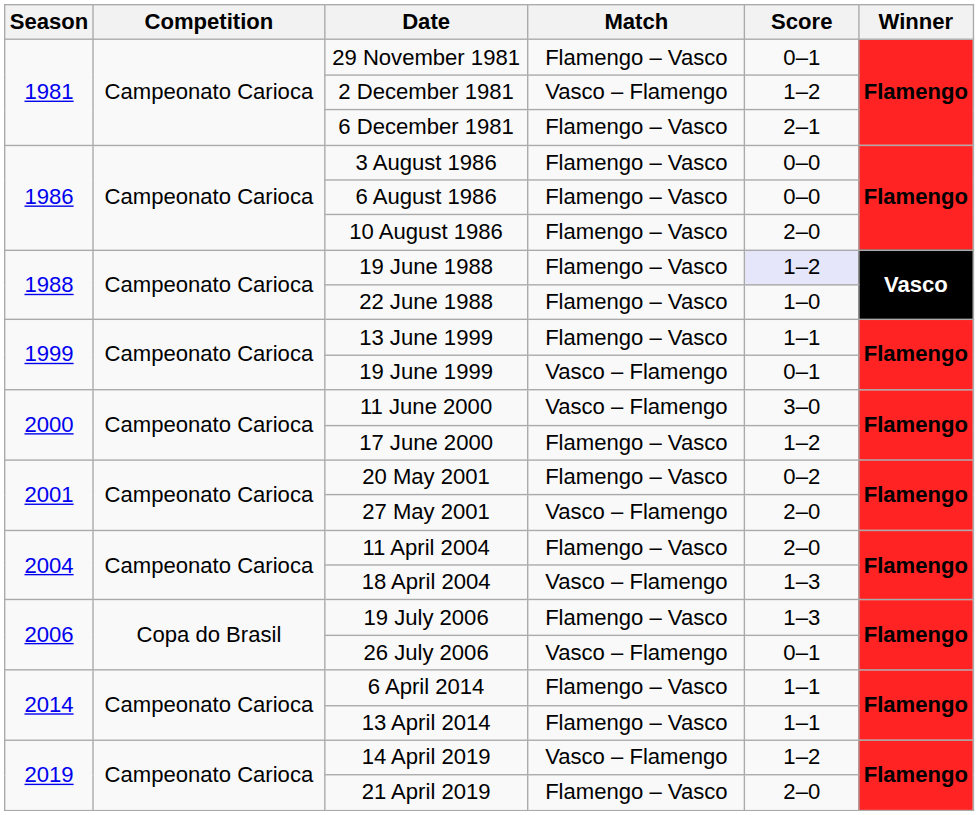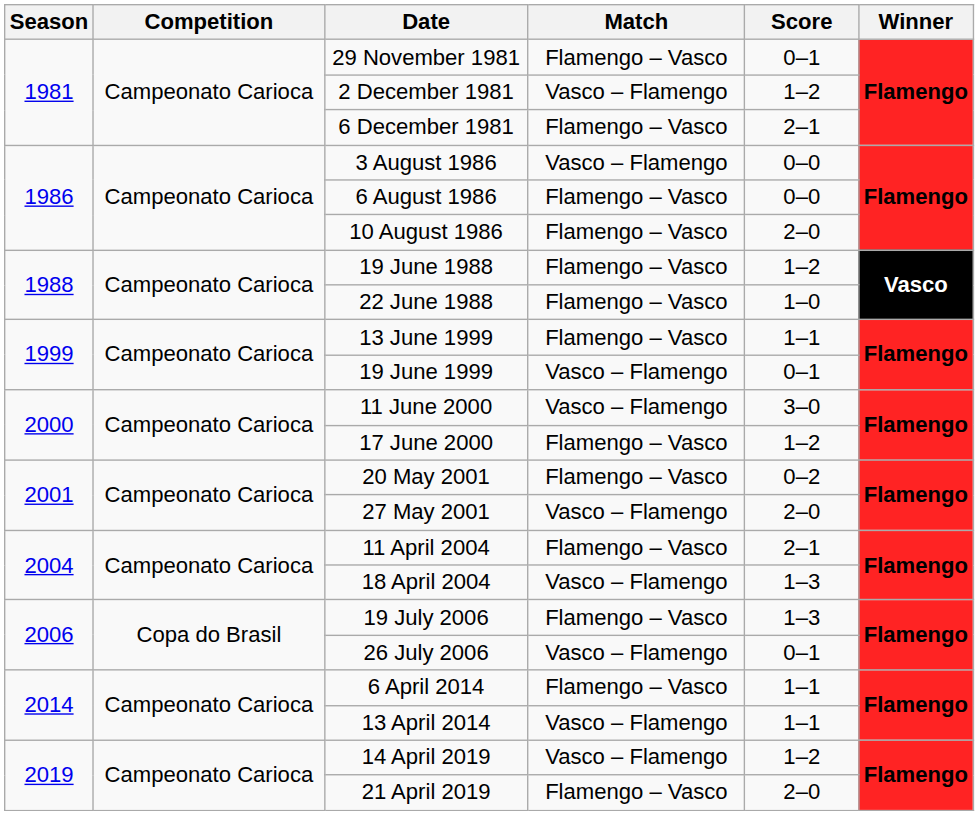(636, 162) Flamengo – Vasco -> (636, 162) Vasco – Flamengo
(802, 267) lavender background -> (802, 267) no background
(802, 547) 2–0 -> (802, 547) 2–1
(636, 722) Flamengo – Vasco -> (636, 722) Vasco – Flamengo
